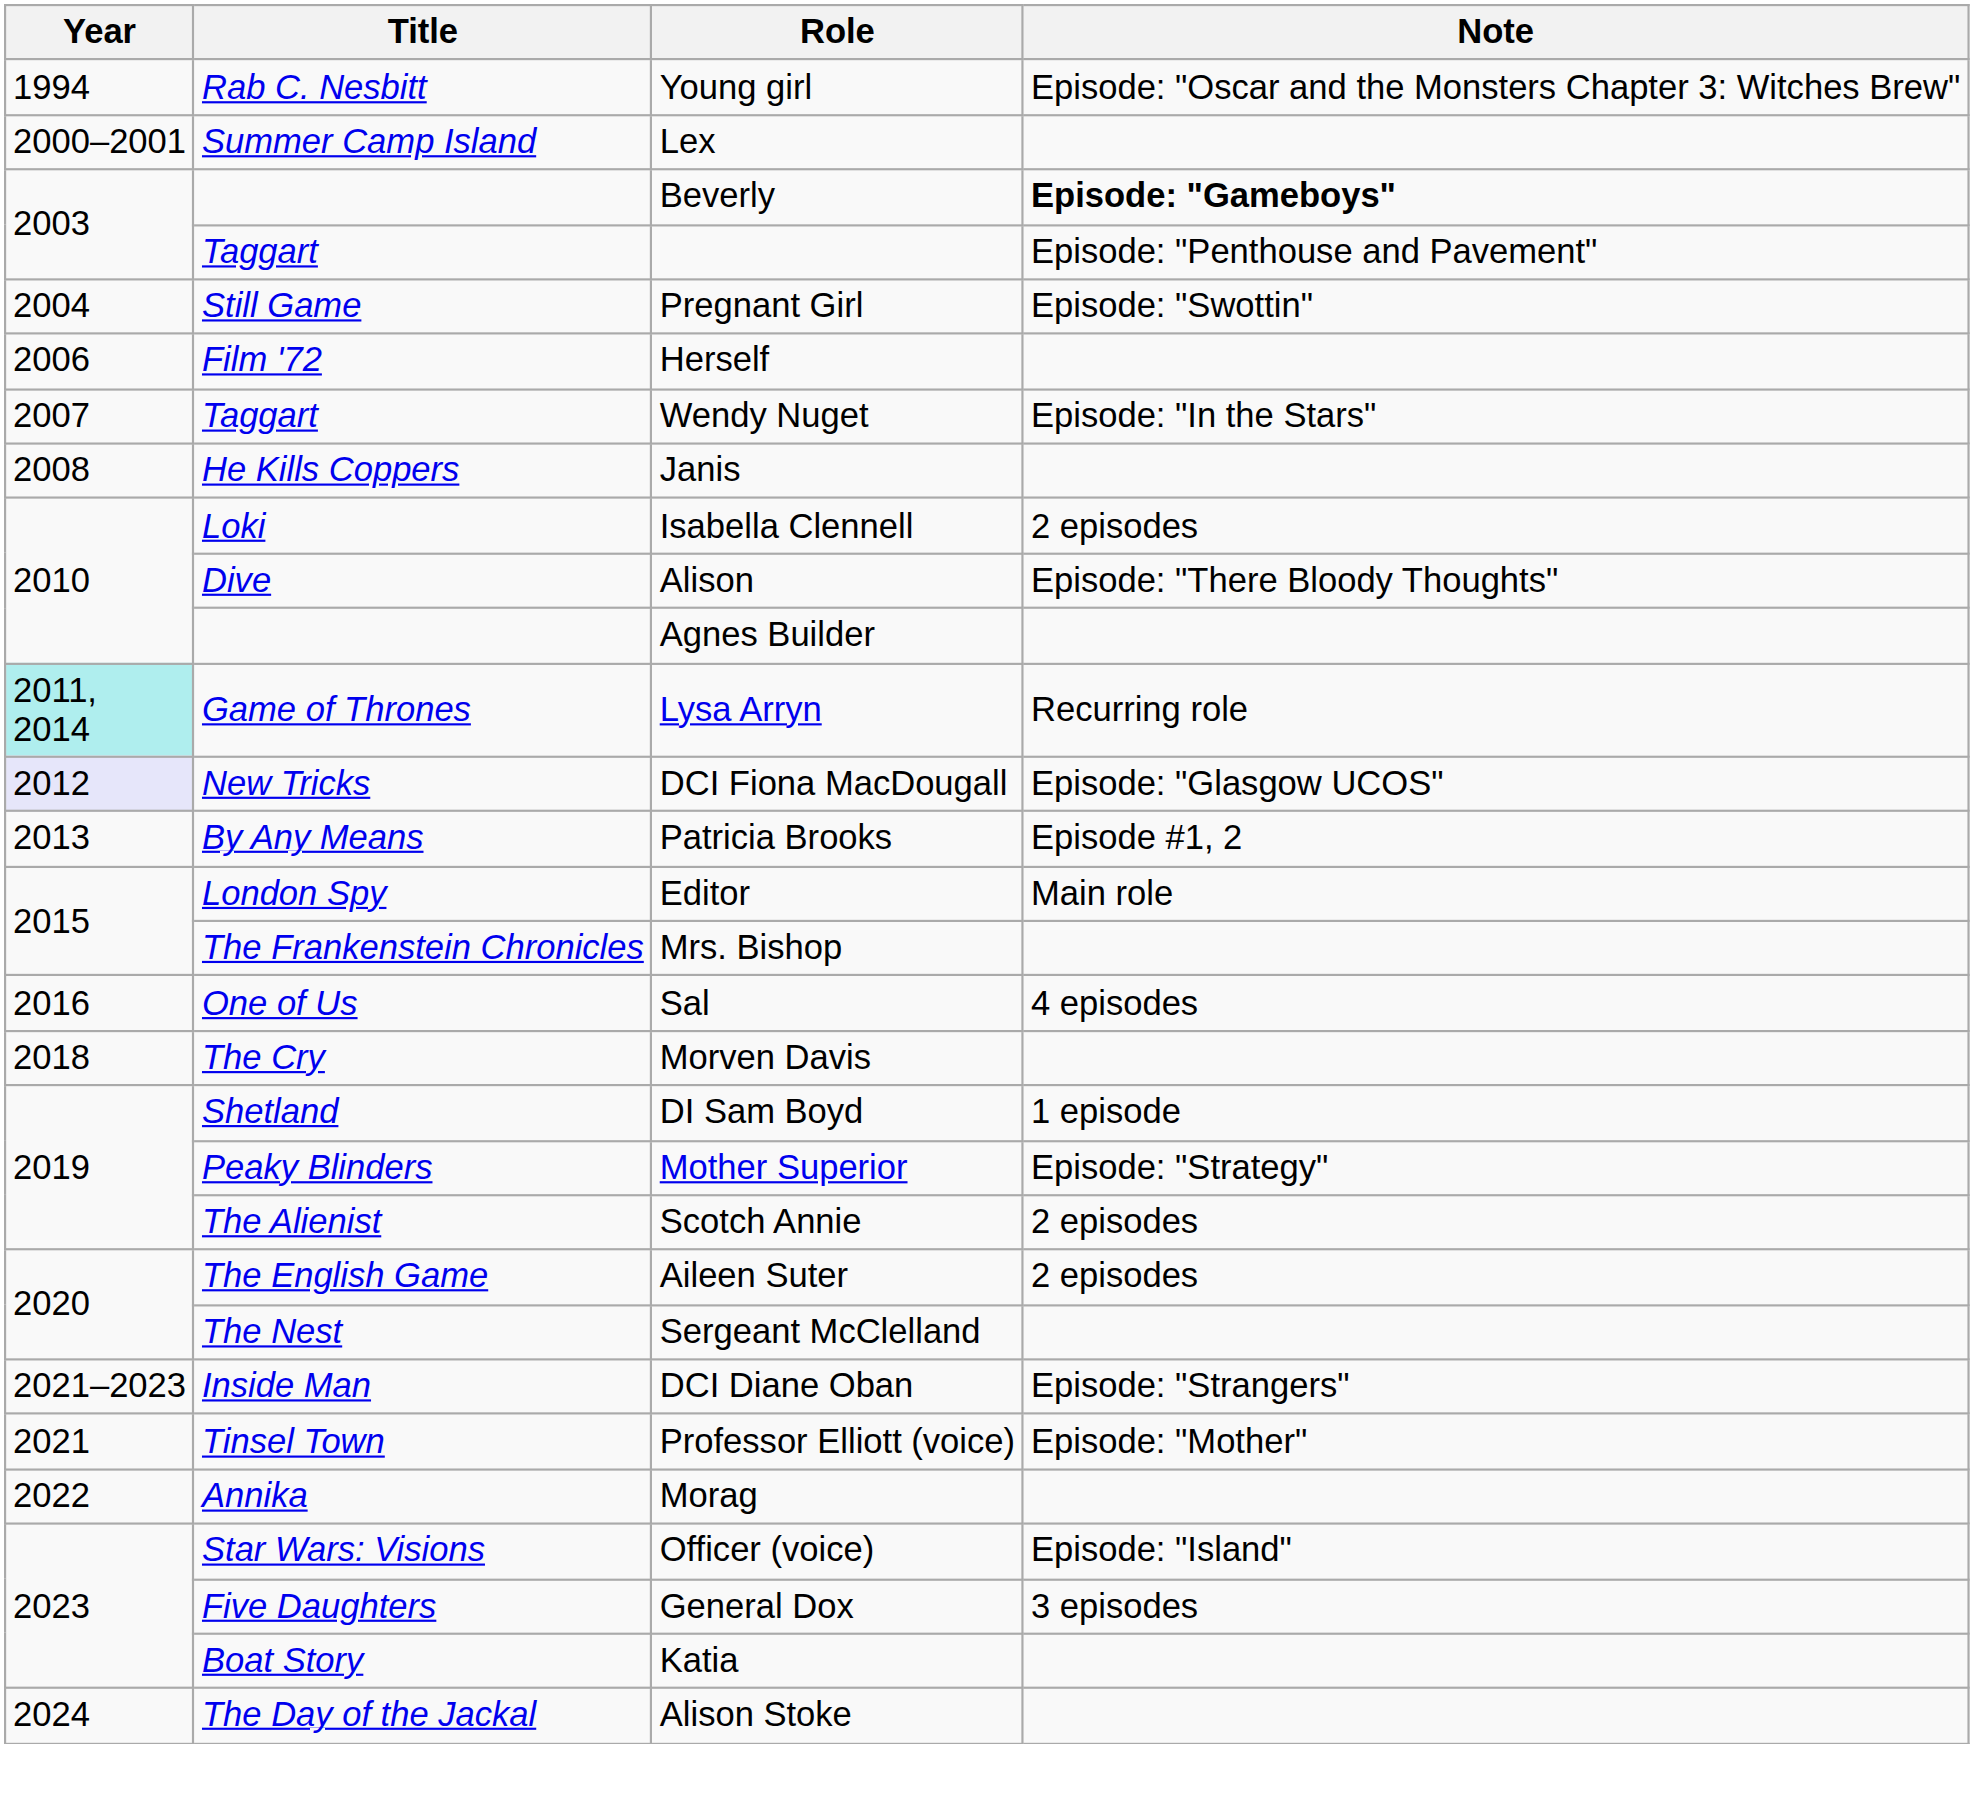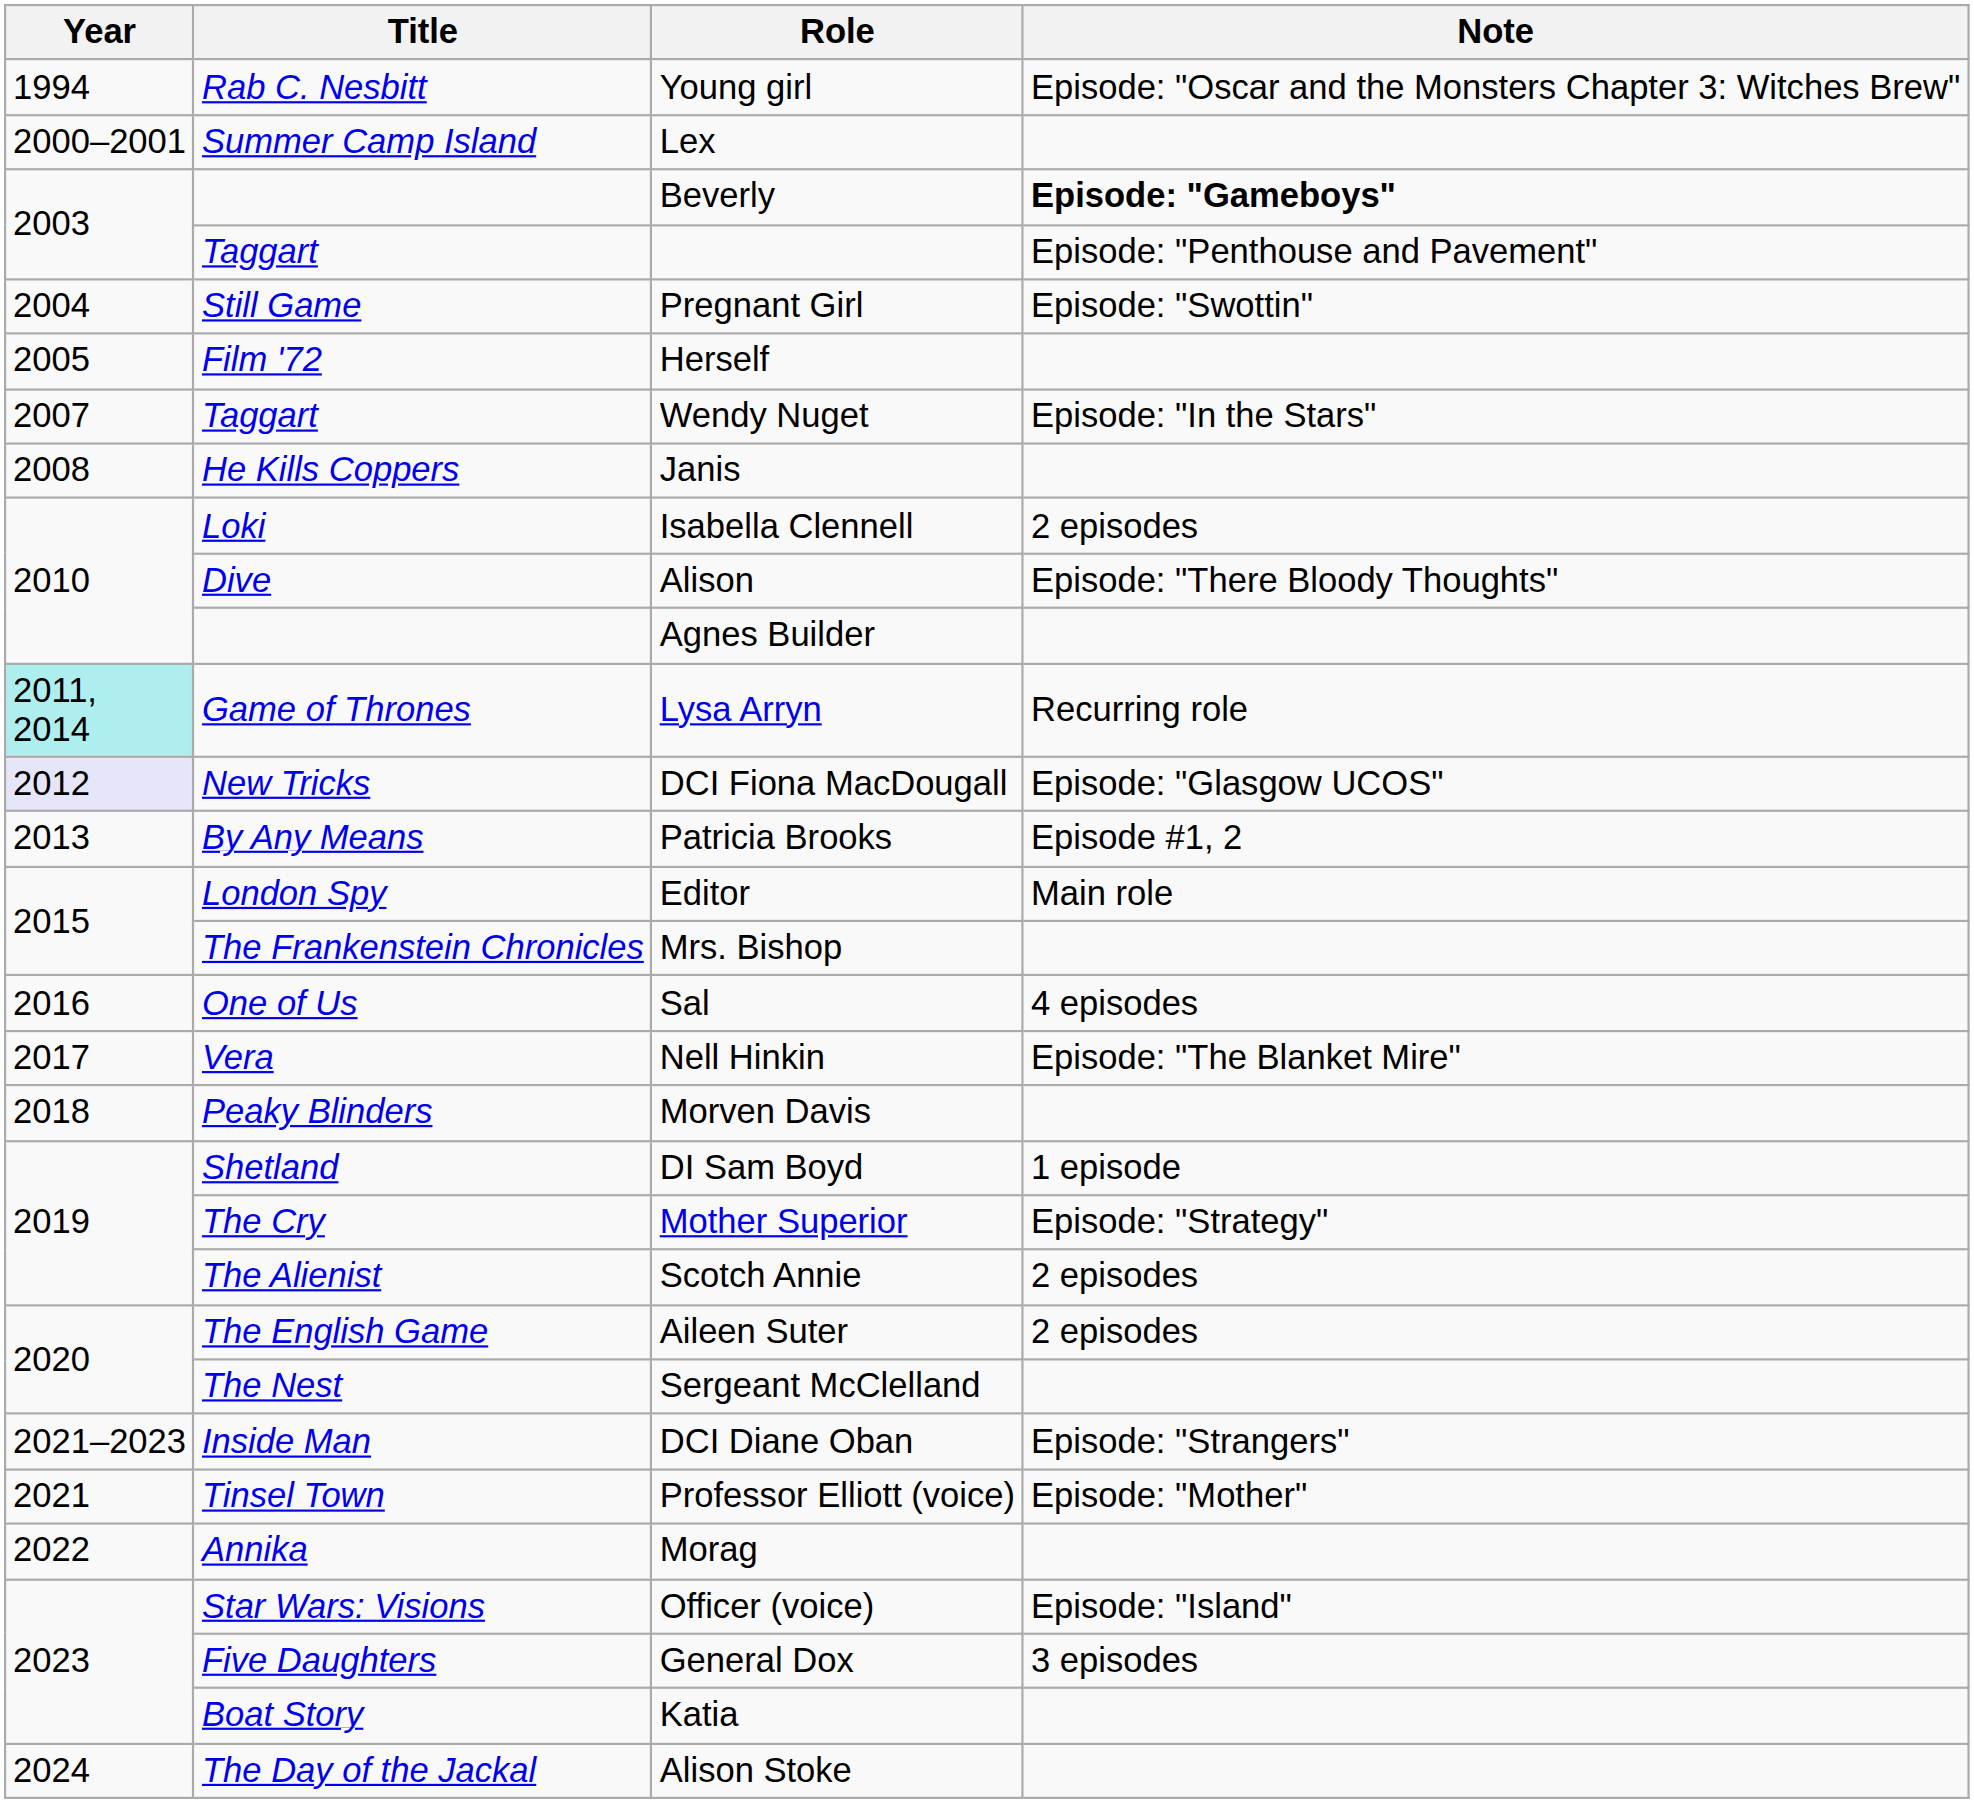(51, 360) 2006 -> (51, 360) 2005
+ row: (742, 1057)
(263, 1057) The Cry -> (317, 1112) Peaky Blinders
(317, 1166) Peaky Blinders -> (263, 1221) The Cry
